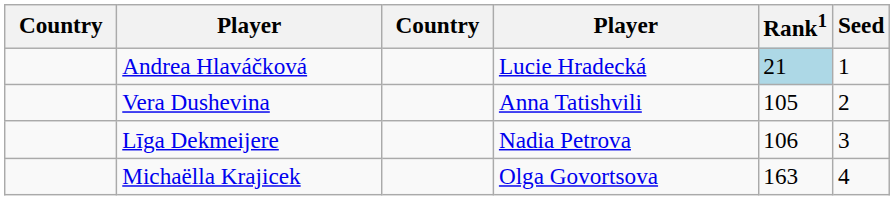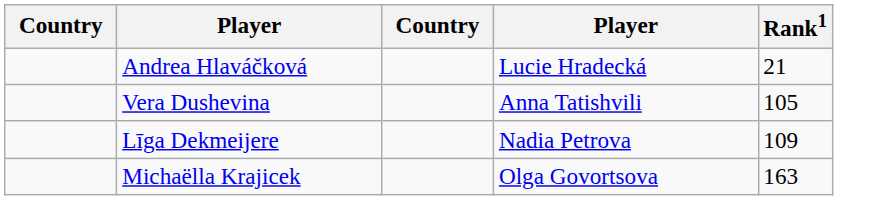- column: (861, 26)
(775, 65) lightblue background -> (775, 65) no background
(781, 139) 106 -> (781, 139) 109
